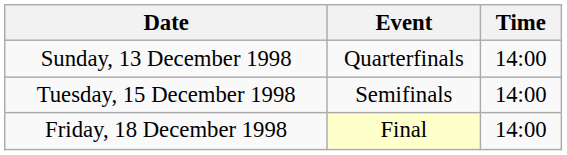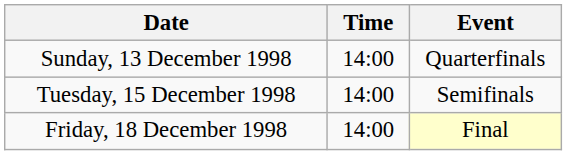columns swapped: (521, 22) <-> (404, 22)
